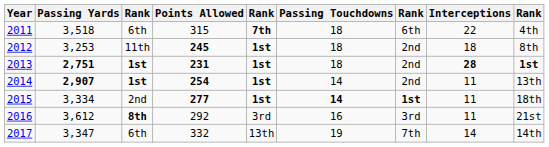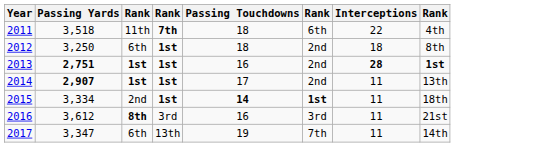- column: (199, 13)
(137, 30) 6th -> (137, 30) 11th
(78, 47) 3,253 -> (78, 47) 3,250
(137, 47) 11th -> (137, 47) 6th
(336, 64) 18 -> (243, 64) 16
(336, 82) 14 -> (243, 82) 17
(470, 133) 14 -> (376, 133) 11
